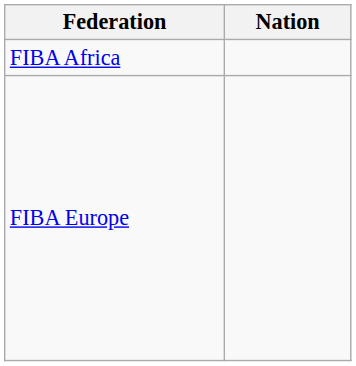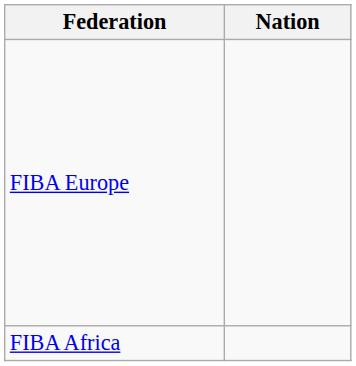rows swapped: (65, 57) <-> (69, 217)
